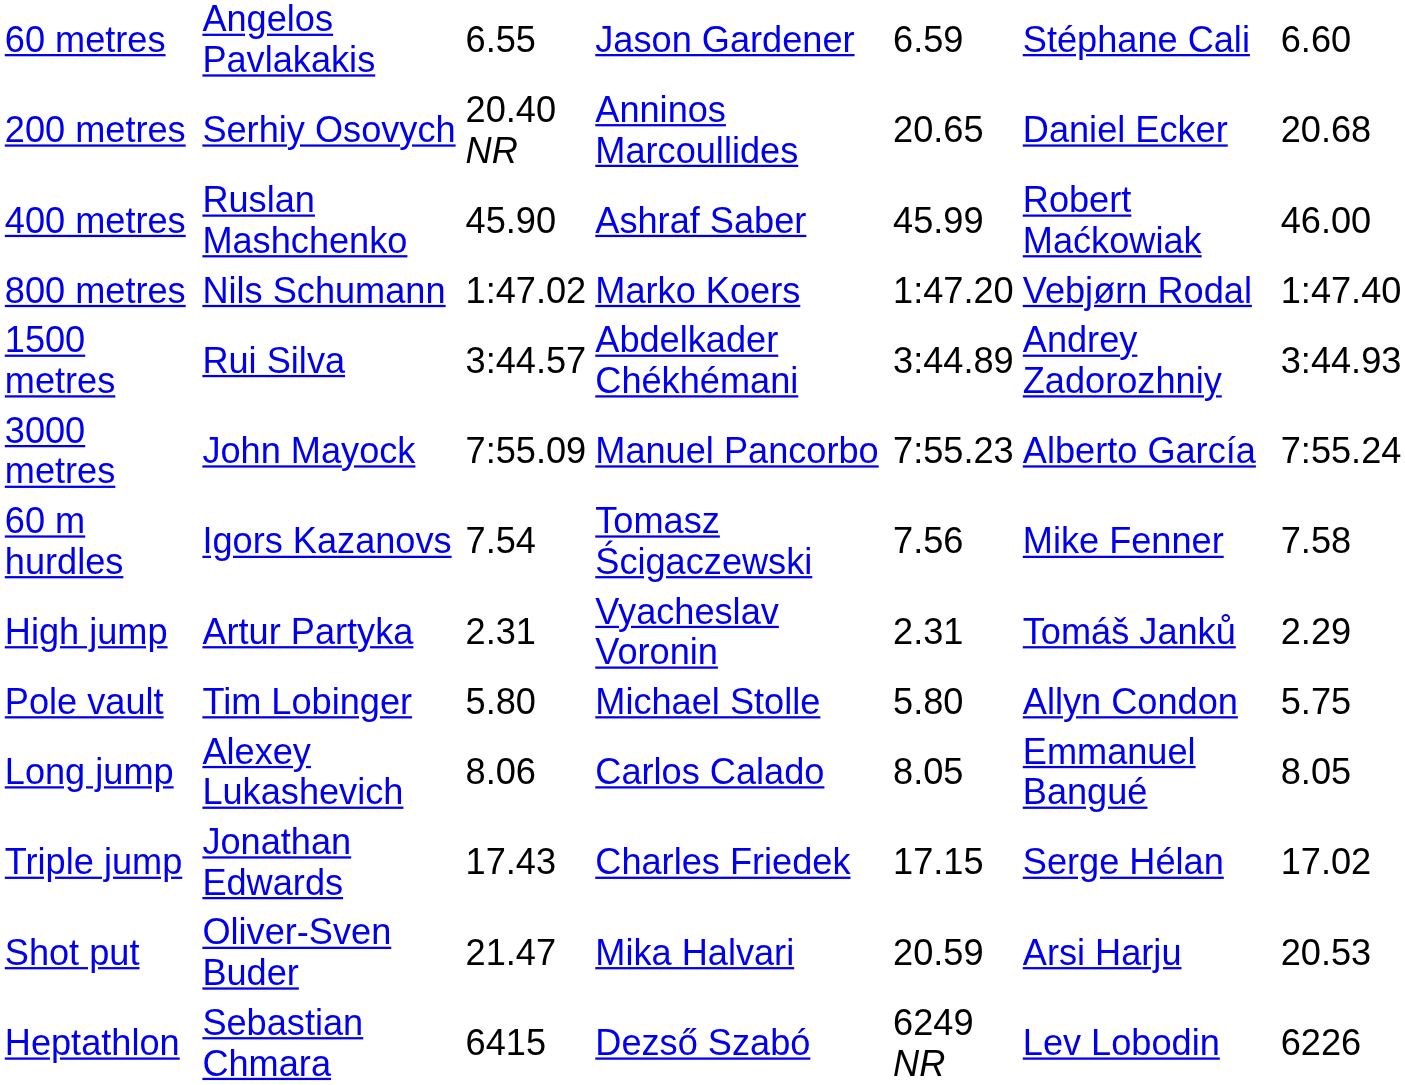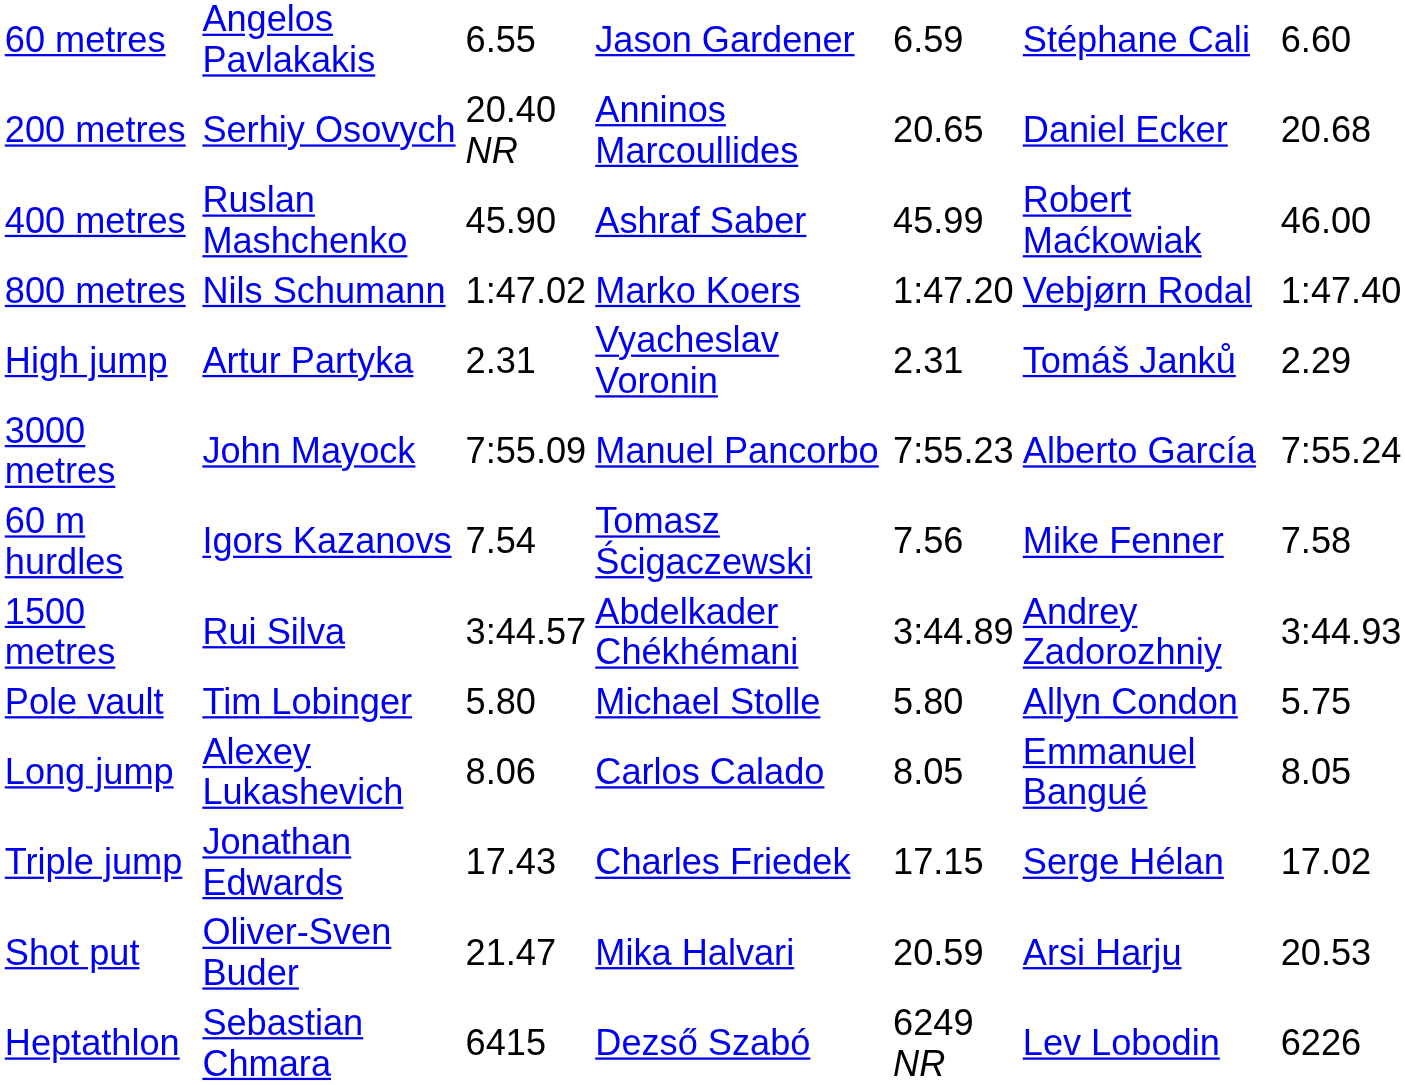rows swapped: (60, 360) <-> (86, 631)
